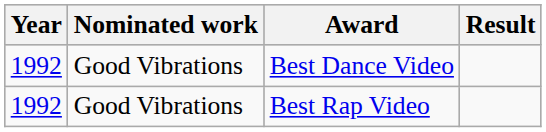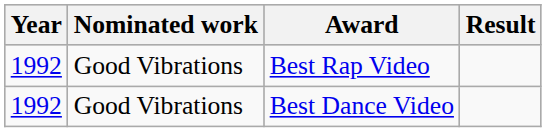rows swapped: (362, 65) <-> (350, 106)
